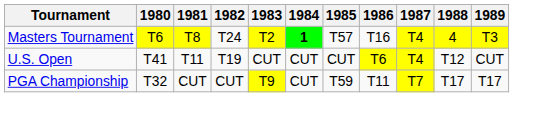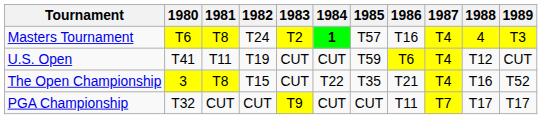(341, 59) CUT -> (369, 59) T59
+ row: (84, 81)
(341, 81) T59 -> (369, 103) CUT
